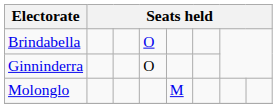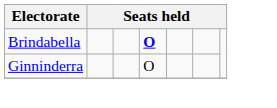(149, 41) normal -> (149, 41) bold
- row: (39, 90)
